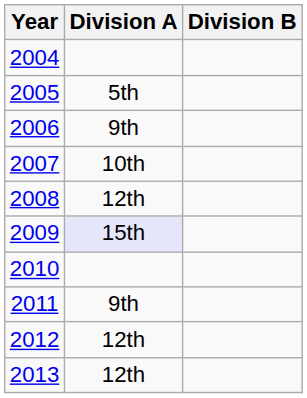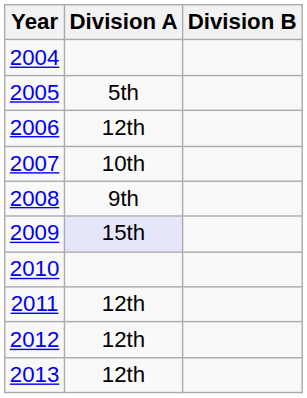(123, 127) 9th -> (124, 127) 12th
(124, 198) 12th -> (123, 198) 9th
(123, 304) 9th -> (124, 304) 12th
